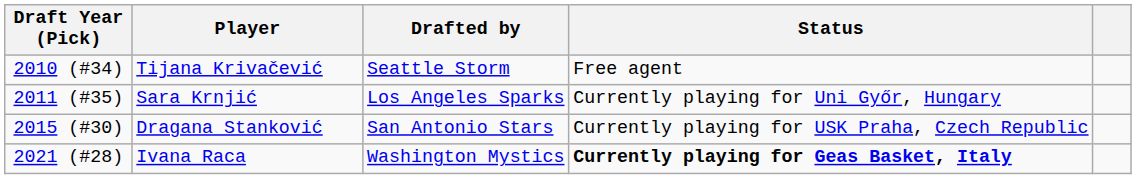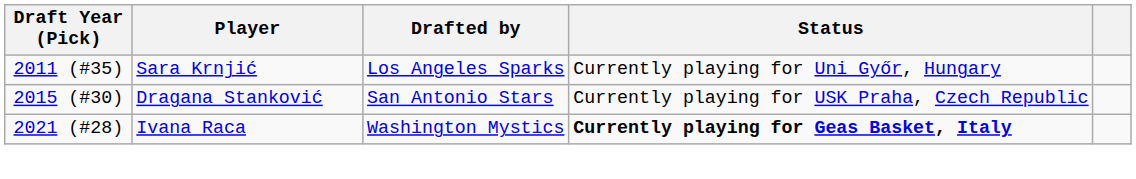- row: (230, 70)
